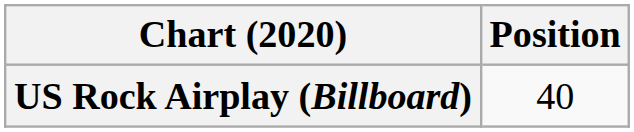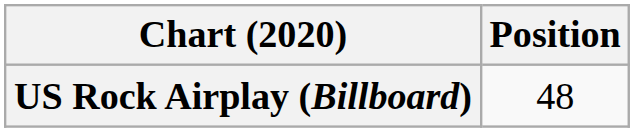(555, 95) 40 -> (555, 95) 48
